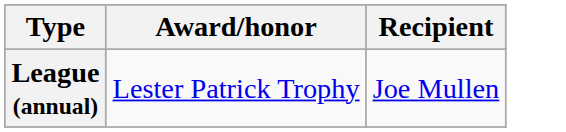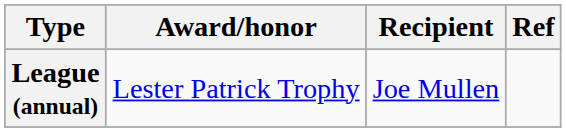+ column: (534, 26)
